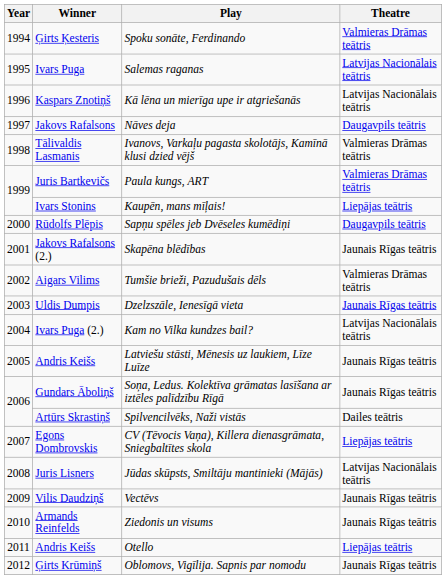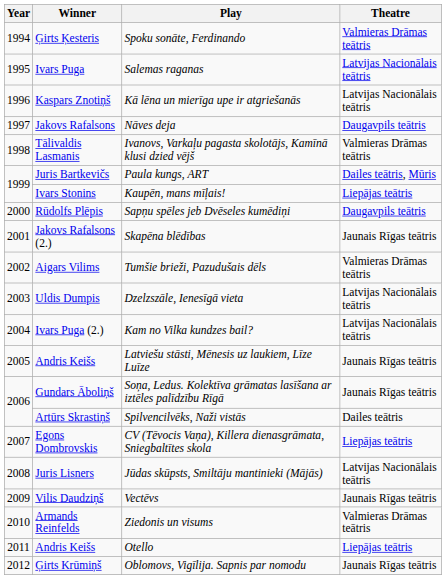(385, 181) Valmieras Drāmas teātris -> (389, 175) Dailes teātris, Mūris
(389, 305) Jaunais Rīgas teātris -> (389, 298) Latvijas Nacionālais teātris
(389, 522) Jaunais Rīgas teātris -> (385, 522) Valmieras Drāmas teātris
